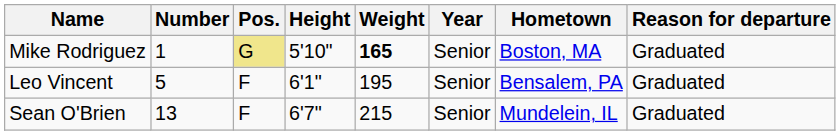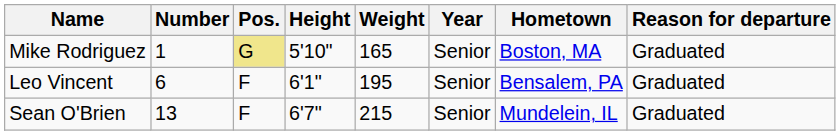(376, 51) bold -> (376, 51) normal
(160, 82) 5 -> (160, 82) 6
